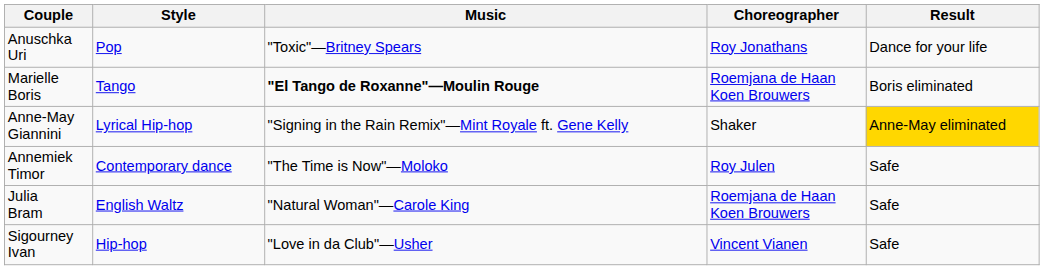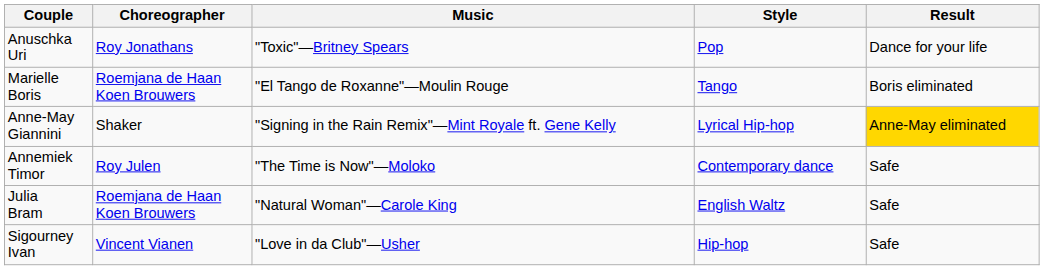columns swapped: (178, 16) <-> (786, 16)
(403, 86) bold -> (382, 86) normal
